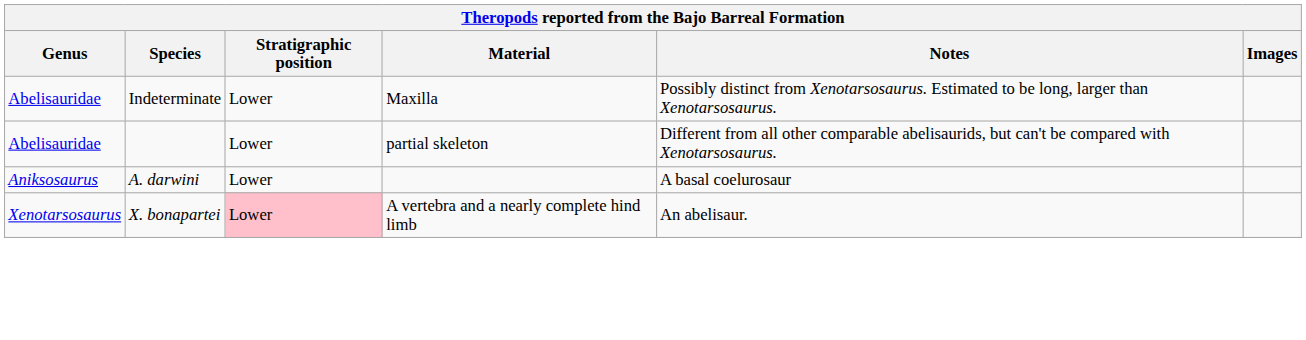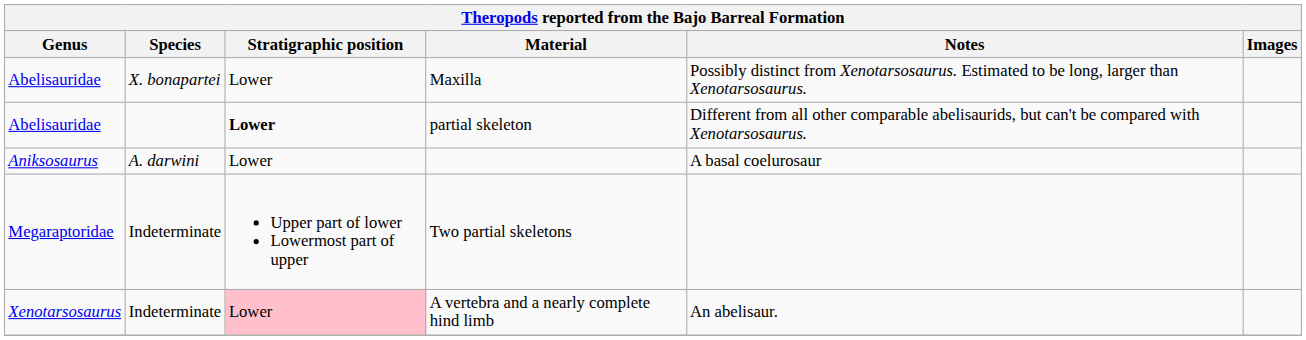(175, 98) Indeterminate -> (175, 79) X. bonapartei
(251, 143) normal -> (252, 124) bold
+ row: (61, 231)
(175, 215) X. bonapartei -> (175, 312) Indeterminate
